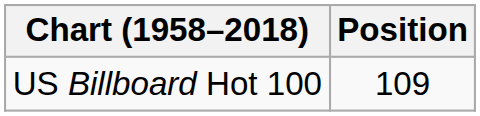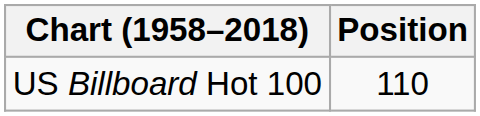(403, 83) 109 -> (403, 83) 110
